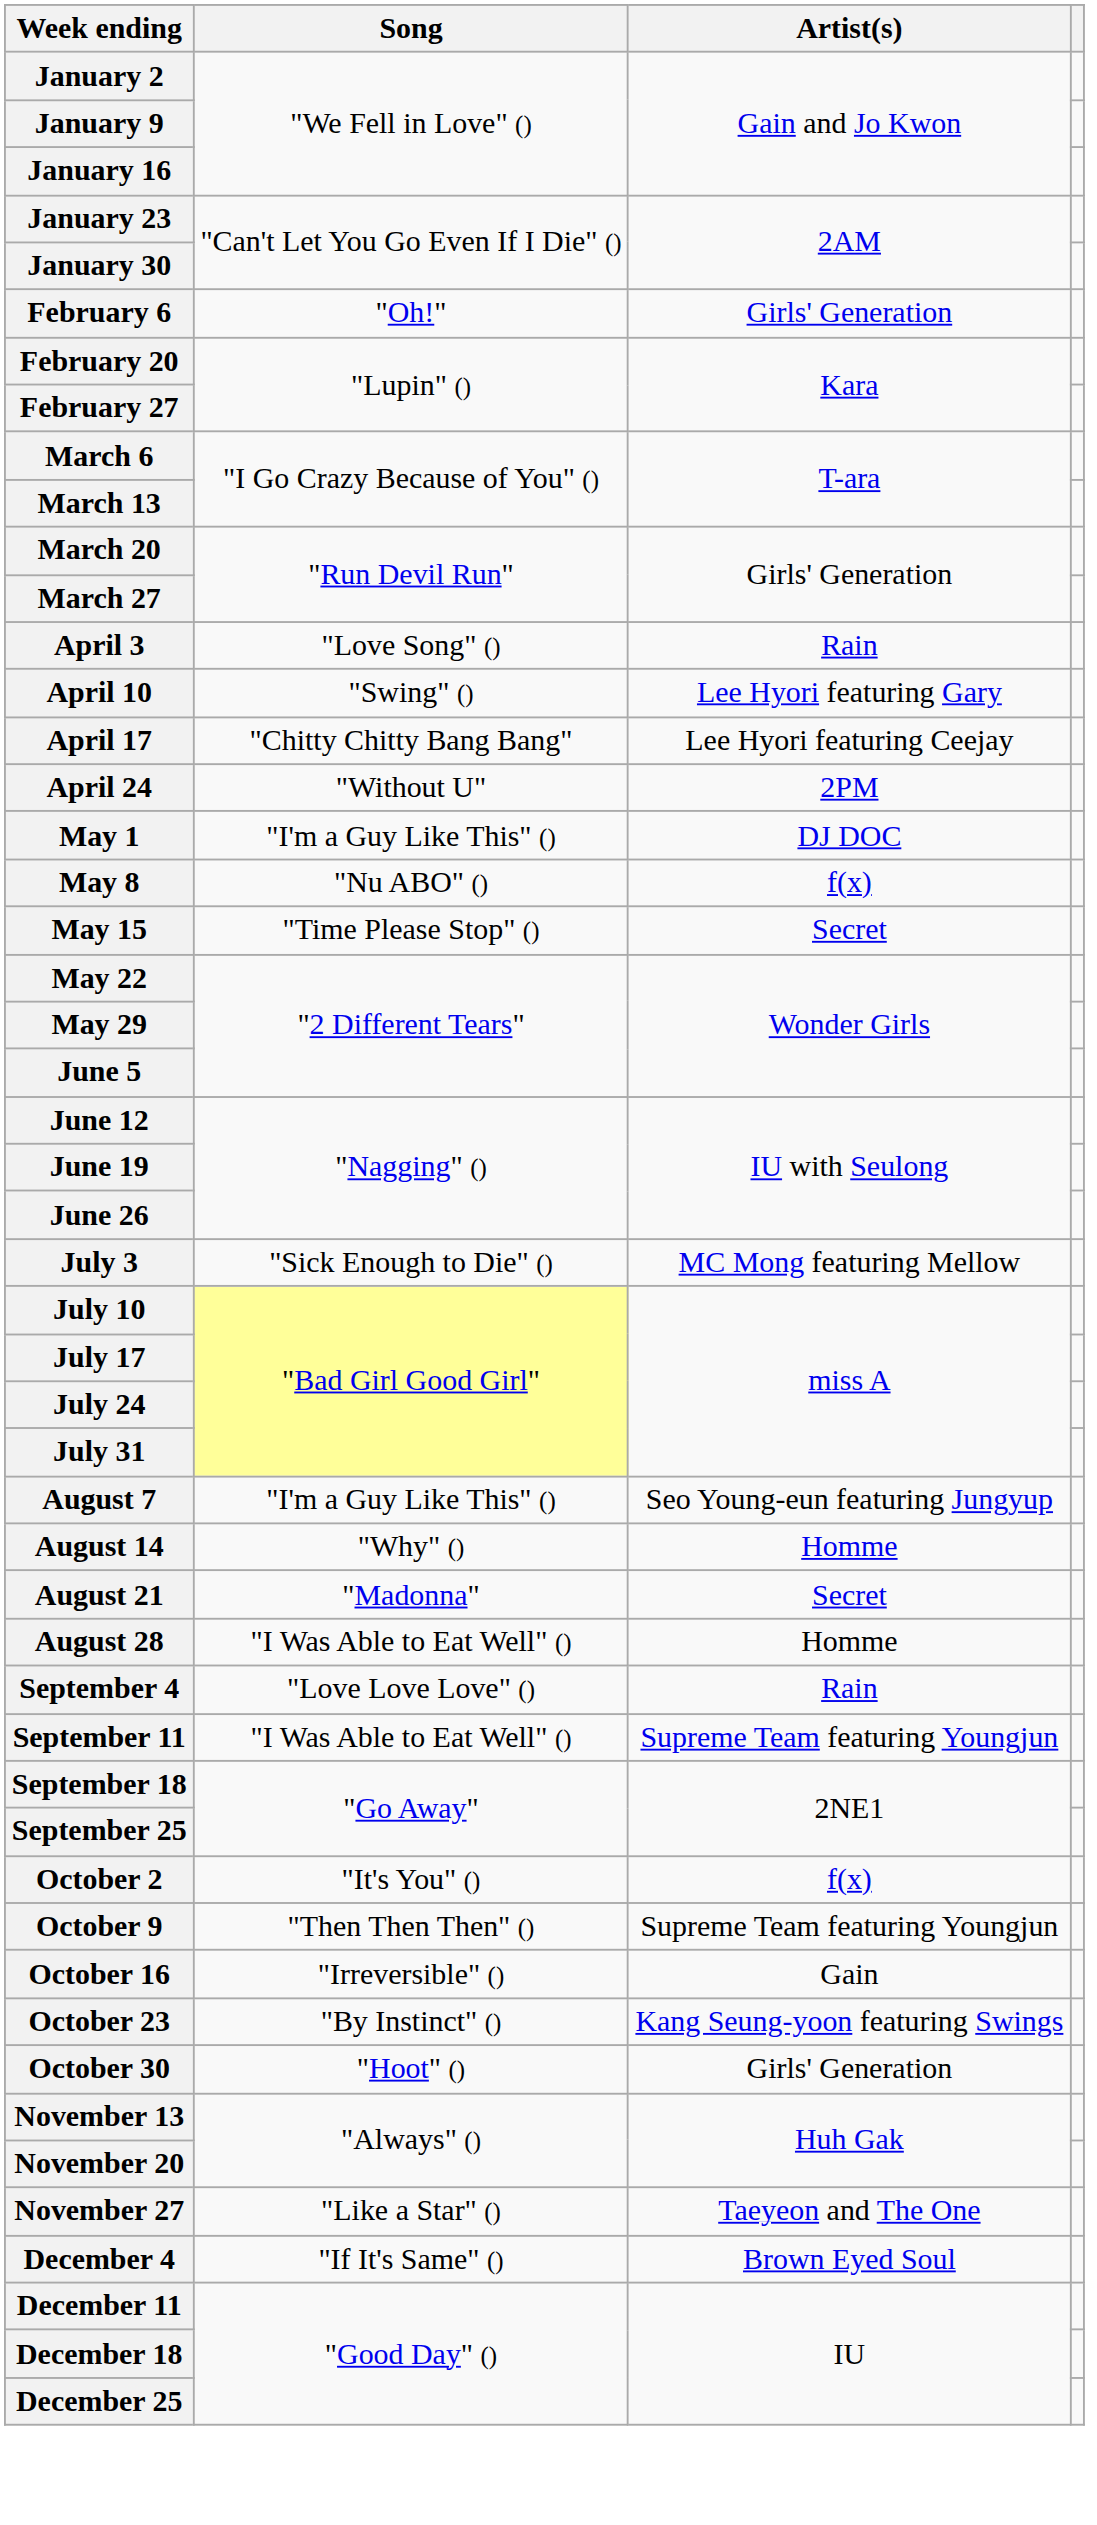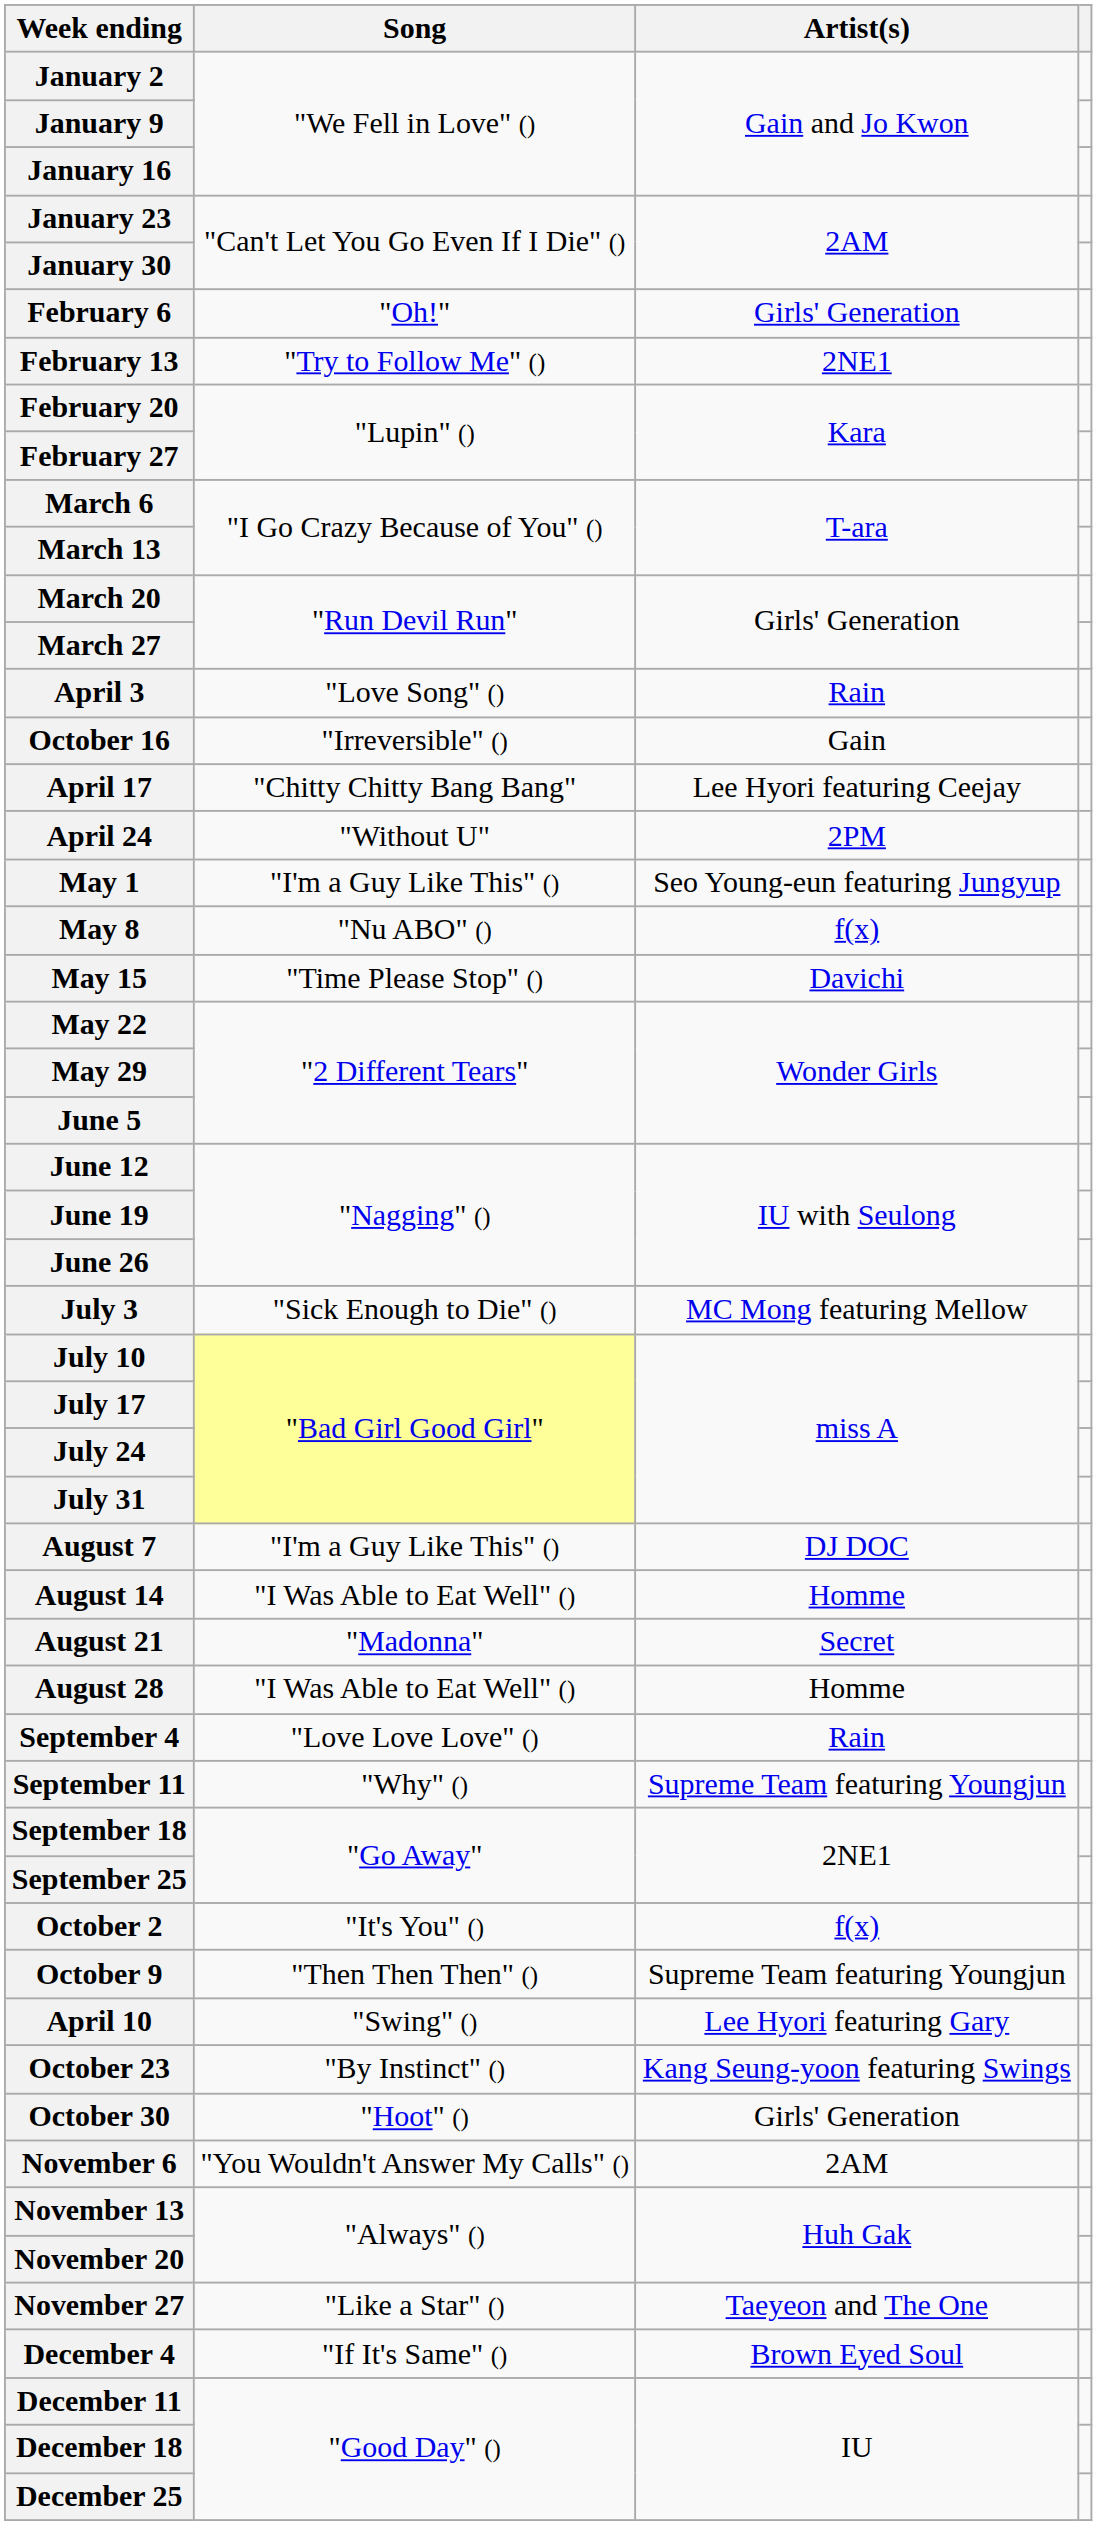+ row: (99, 360)
rows swapped: (99, 692) <-> (99, 1973)
(849, 834) DJ DOC -> (857, 882) Seo Young-eun featuring Jungyup
(849, 929) Secret -> (857, 977) Davichi
(849, 1499) Seo Young-eun featuring Jungyup -> (857, 1546) DJ DOC
(411, 1546) "Why" () -> (415, 1594) "I Was Able to Eat Well" ()
(411, 1736) "I Was Able to Eat Well" () -> (415, 1783) "Why" ()
+ row: (99, 2163)
